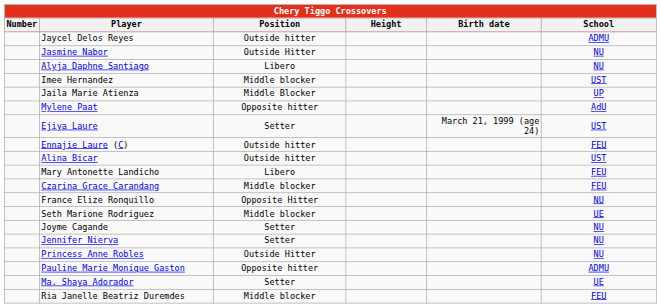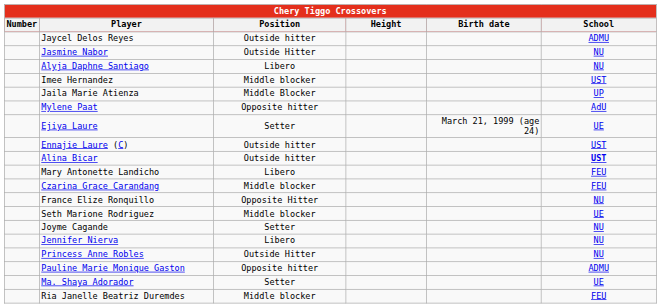(599, 126) UST -> (599, 126) UE
(599, 145) FEU -> (599, 145) UST
(599, 159) normal -> (599, 159) bold
(280, 241) Setter -> (280, 241) Libero
